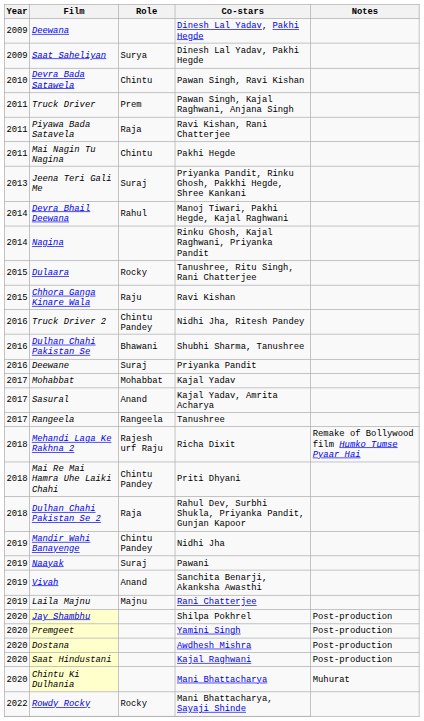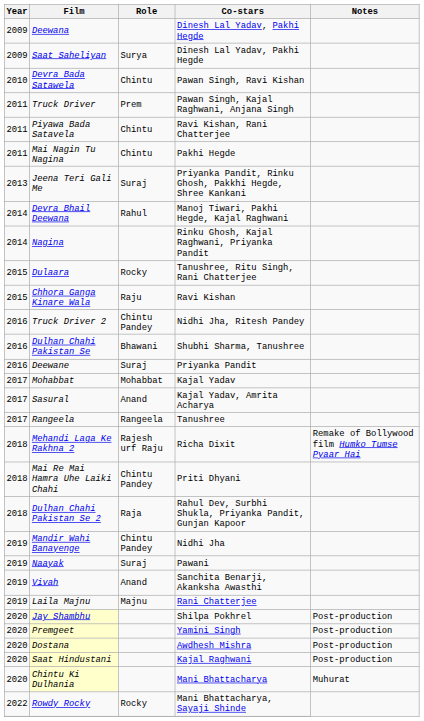(131, 129) Raja -> (136, 129) Chintu
